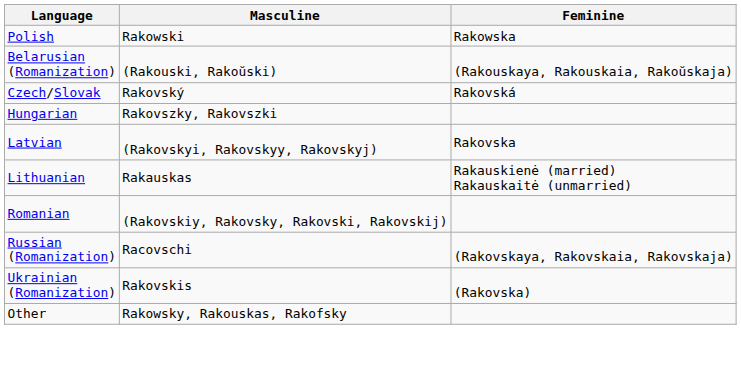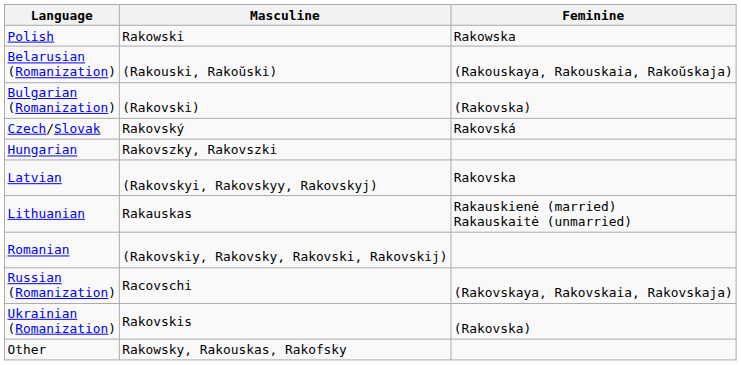+ row: (62, 100)
